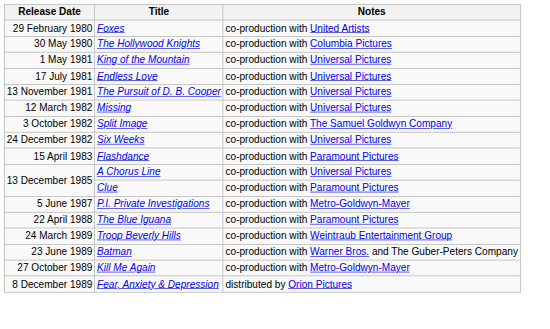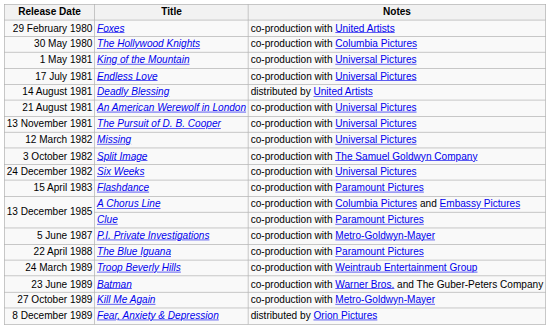+ row: (133, 92)
+ row: (172, 108)
(308, 172) co-production with Universal Pictures -> (385, 204) co-production with Columbia Pictures and Embassy Pictures
